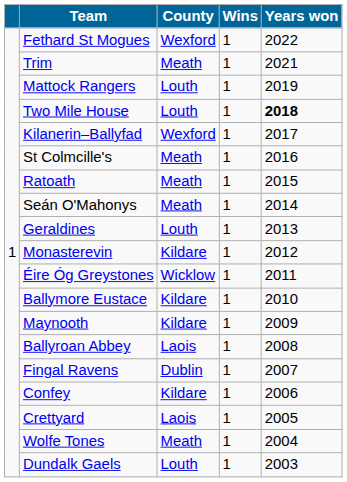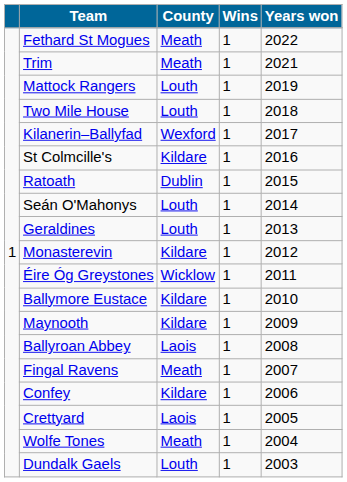(188, 39) Wexford -> (181, 39) Meath
(281, 110) bold -> (281, 110) normal
(181, 157) Meath -> (184, 157) Kildare
(181, 181) Meath -> (182, 181) Dublin
(181, 205) Meath -> (179, 205) Louth
(182, 370) Dublin -> (181, 370) Meath
